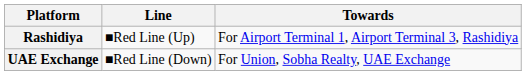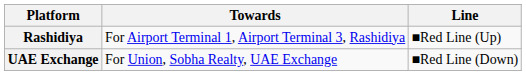columns swapped: (158, 15) <-> (368, 15)
